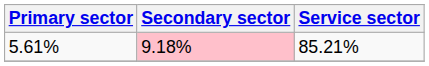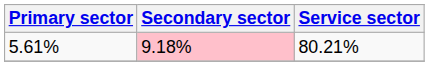(329, 46) 85.21% -> (329, 46) 80.21%
